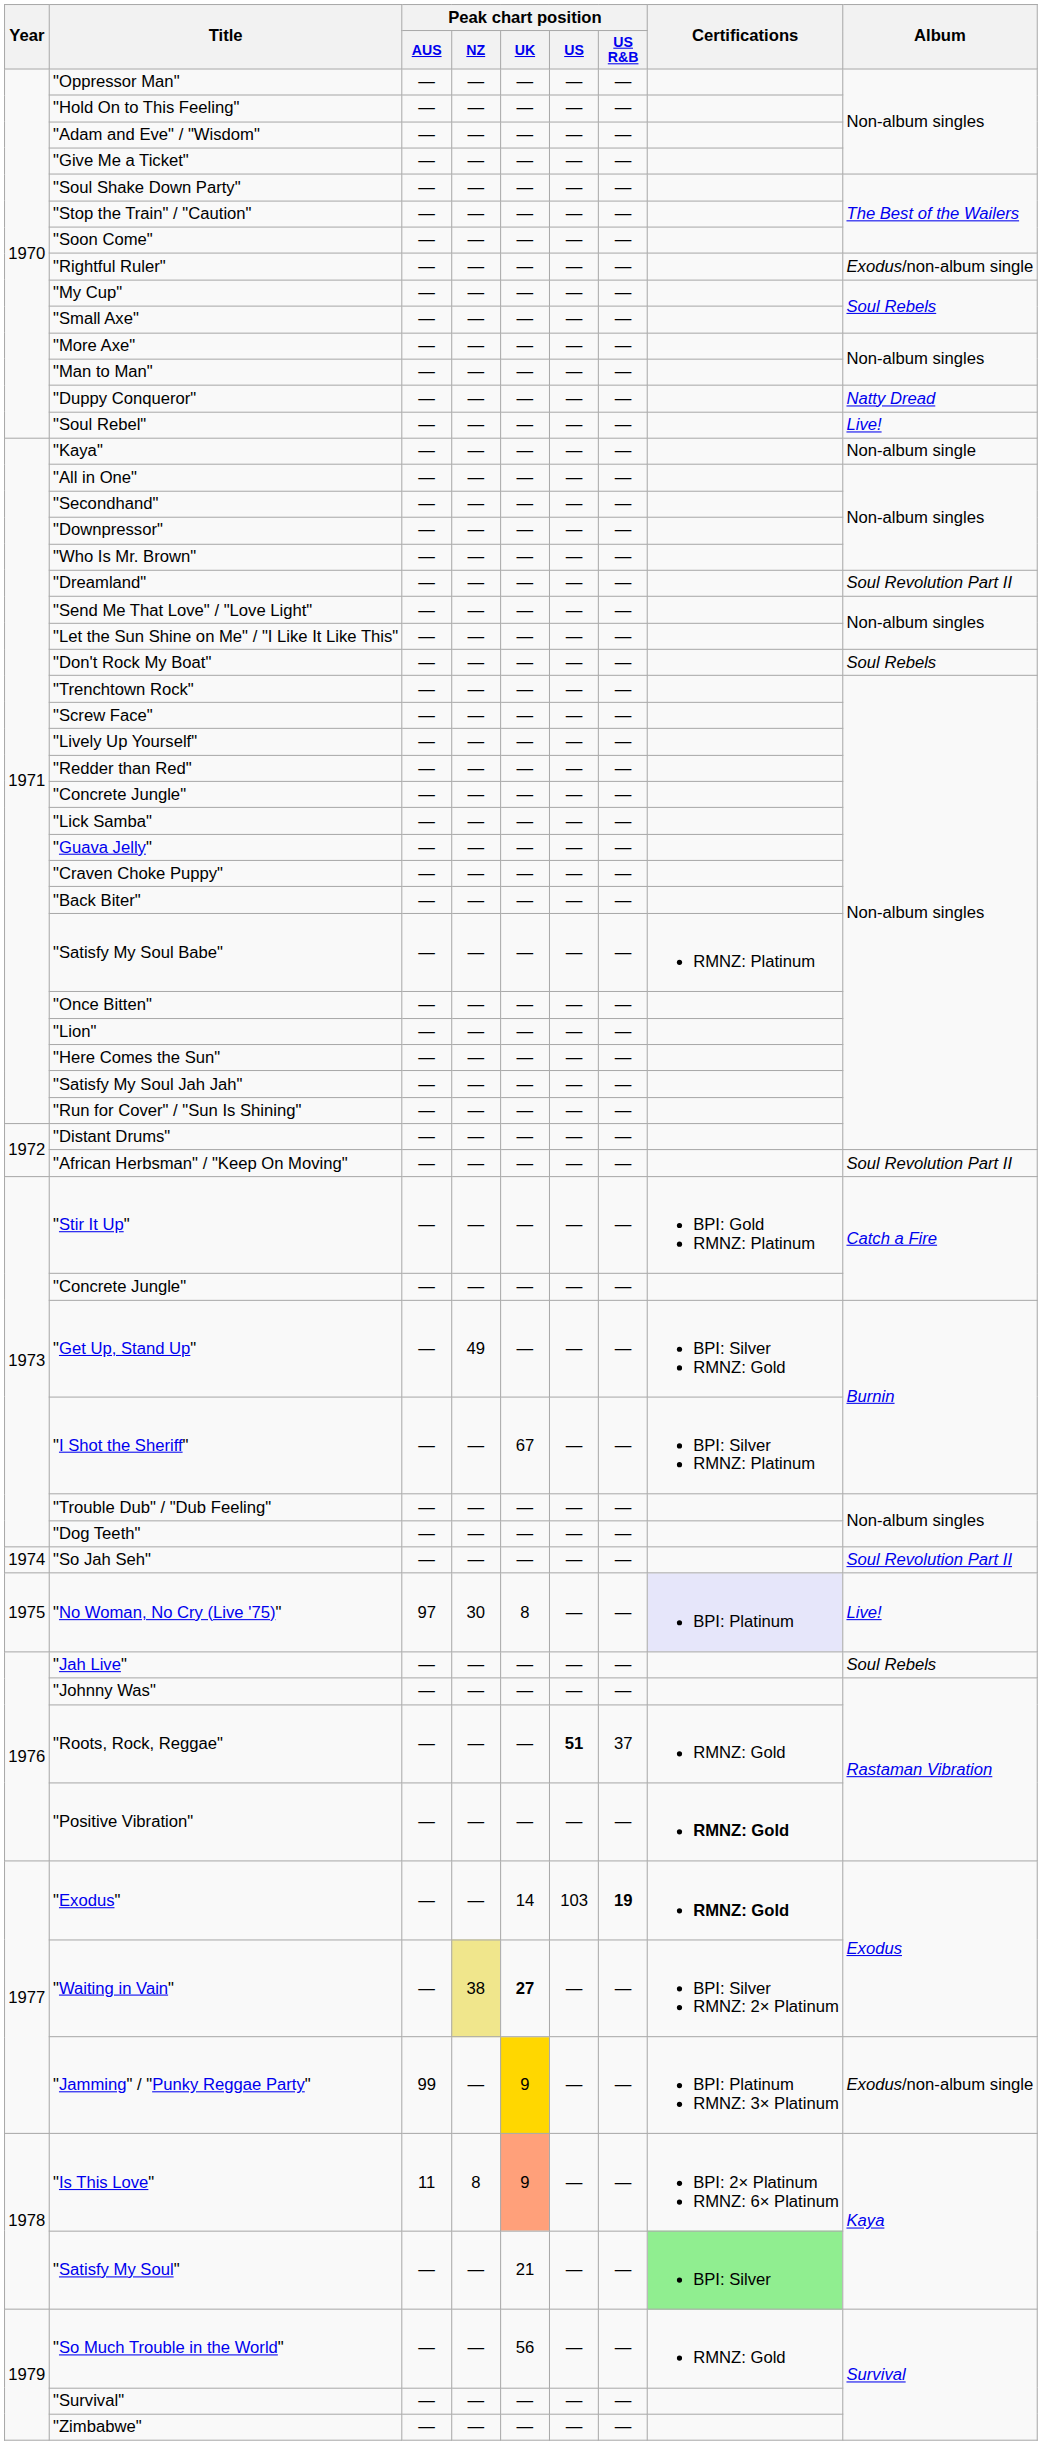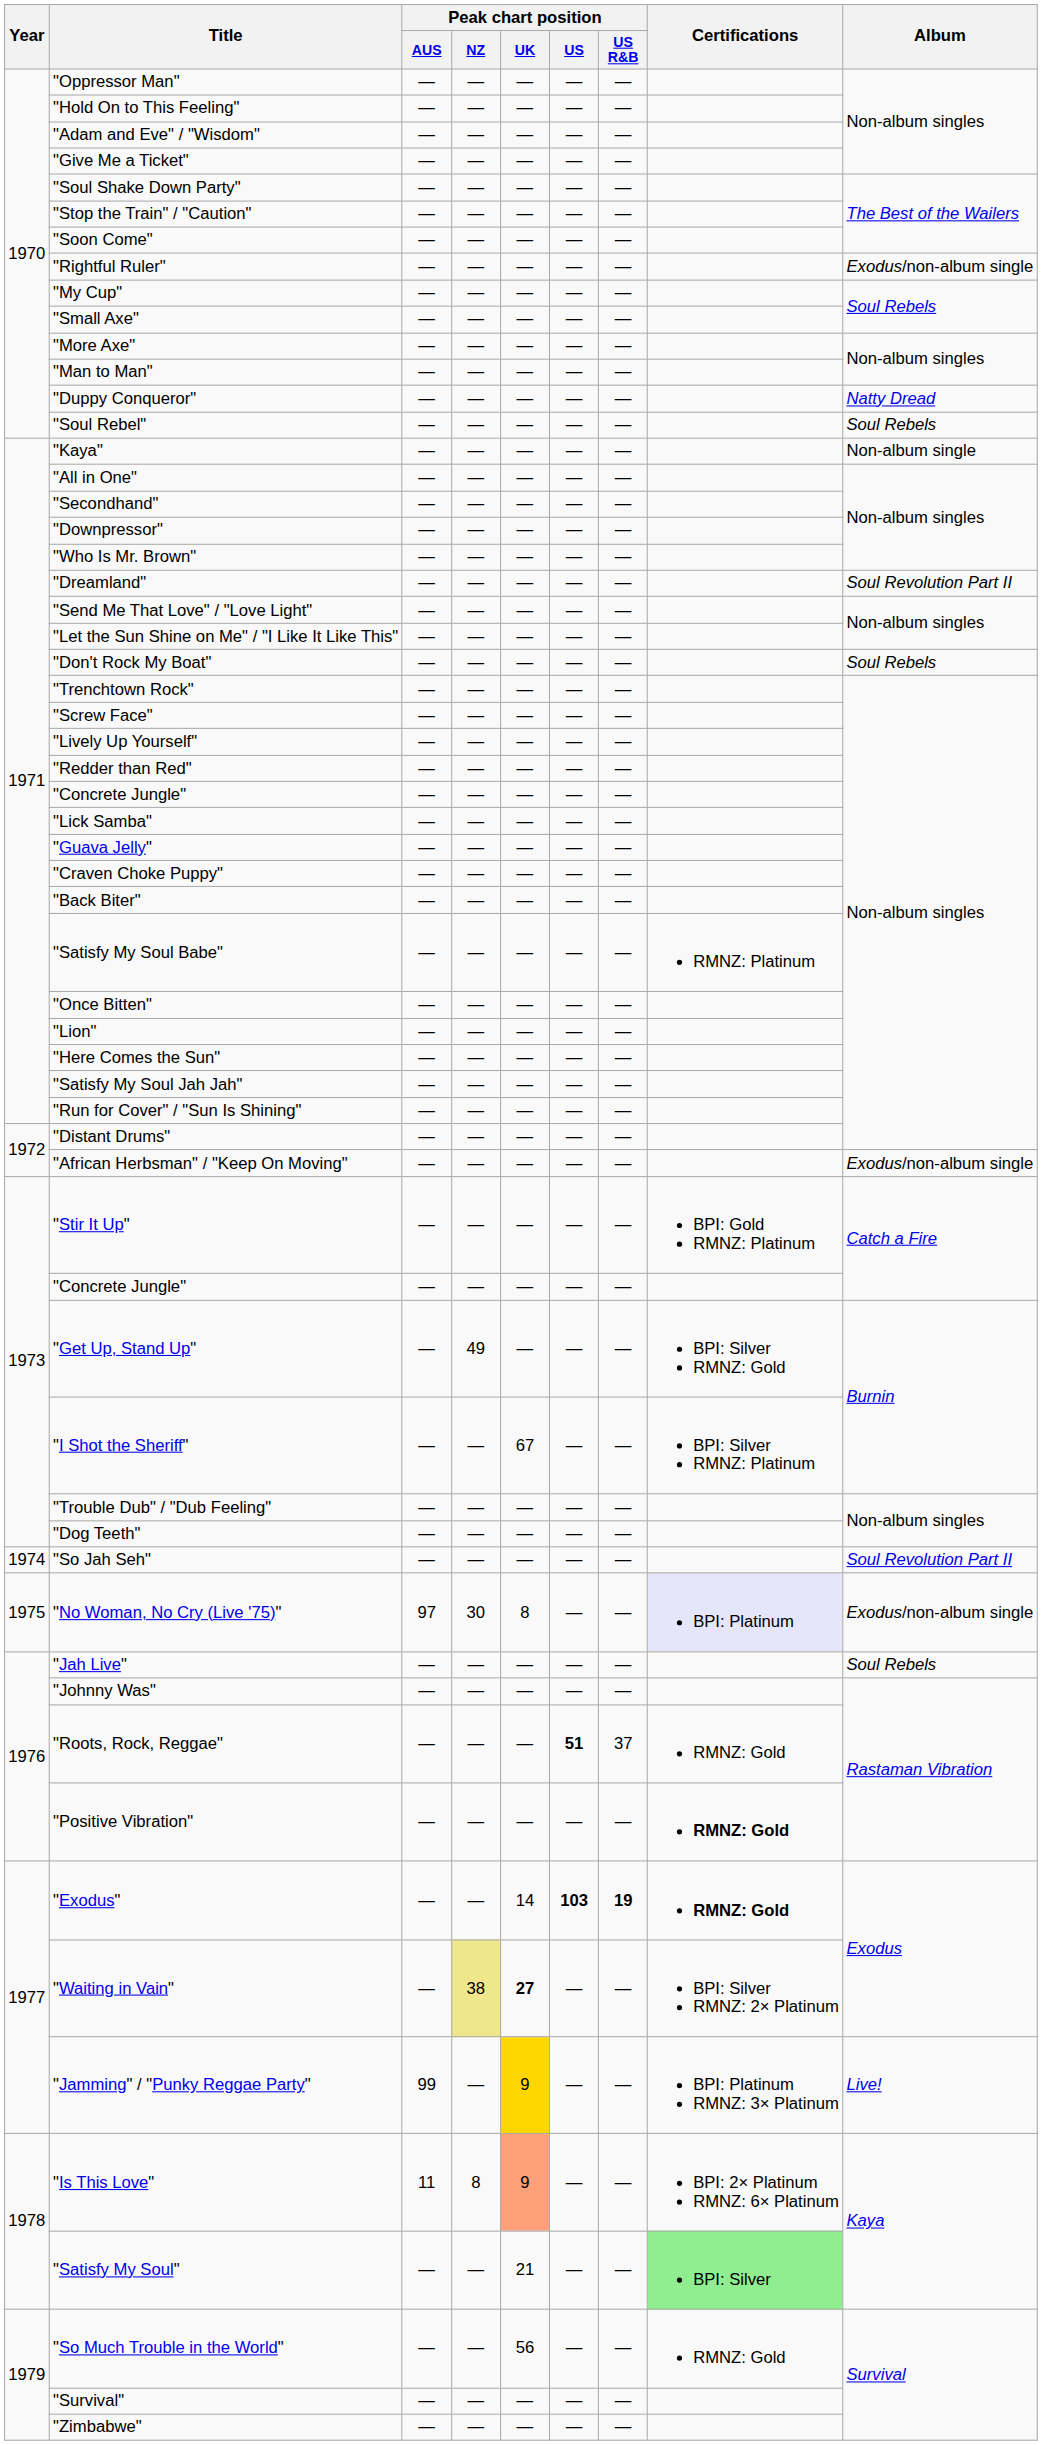(864, 425) Live! -> (891, 425) Soul Rebels
(929, 1163) Soul Revolution Part II -> (940, 1163) Exodus/non-album single
(864, 1612) Live! -> (940, 1612) Exodus/non-album single
(574, 1900) normal -> (574, 1900) bold
(940, 2085) Exodus/non-album single -> (864, 2085) Live!
